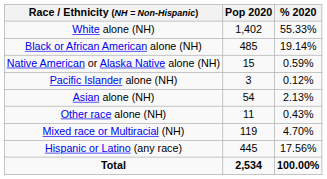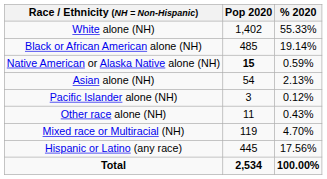(249, 64) normal -> (249, 64) bold
rows swapped: (113, 98) <-> (113, 81)
